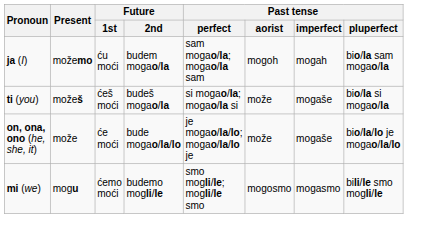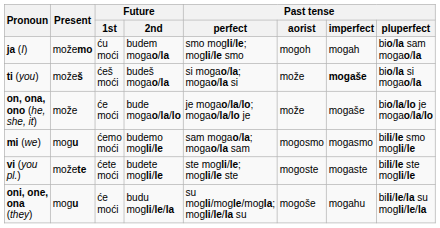(208, 61) sam mogao/la; mogao/la sam -> (216, 50) smo mogli/le; mogli/le smo
(314, 100) normal -> (348, 77) bold
(205, 188) smo mogli/le; mogli/le smo -> (219, 143) sam mogao/la; mogao/la sam
+ row: (22, 170)
+ row: (27, 203)
